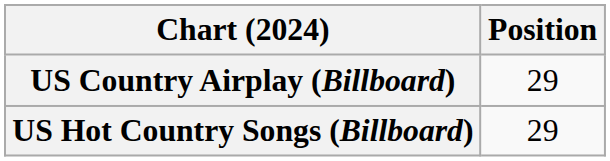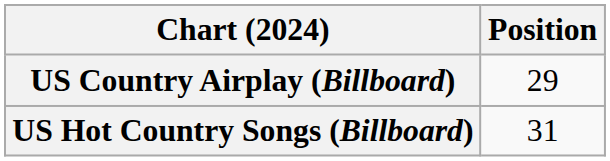(543, 130) 29 -> (543, 130) 31
